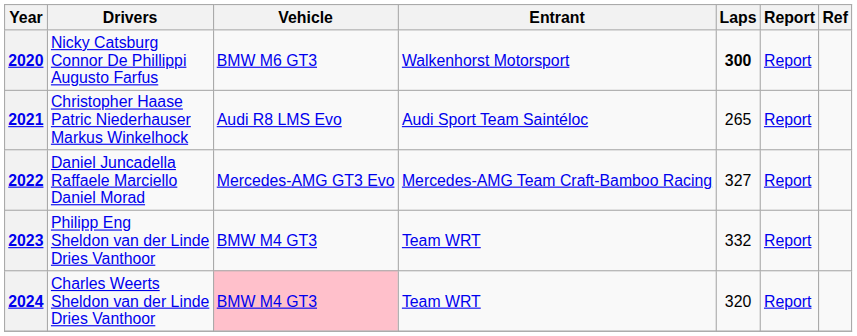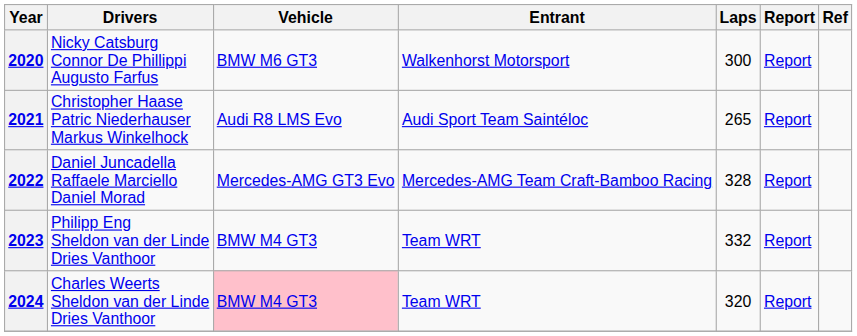(738, 60) bold -> (738, 60) normal
(738, 181) 327 -> (738, 181) 328
